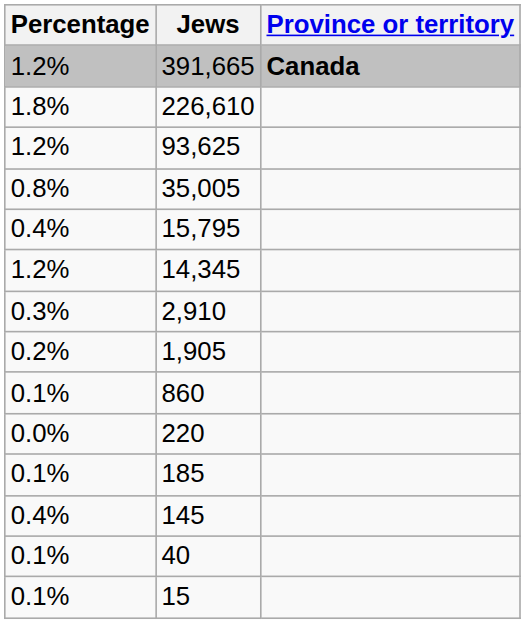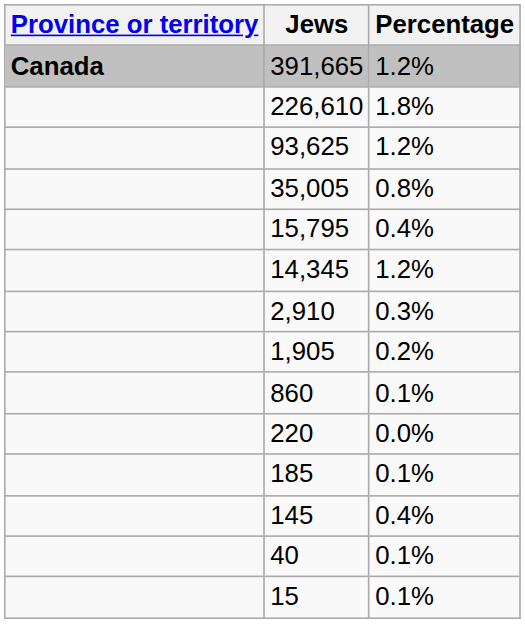columns swapped: (390, 24) <-> (80, 24)
